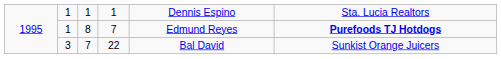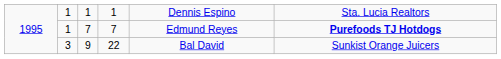(88, 29) 8 -> (88, 29) 7
(88, 45) 7 -> (88, 45) 9
